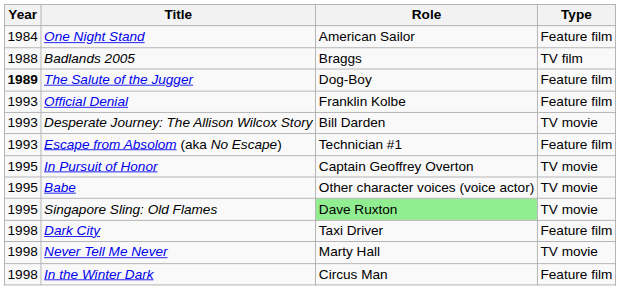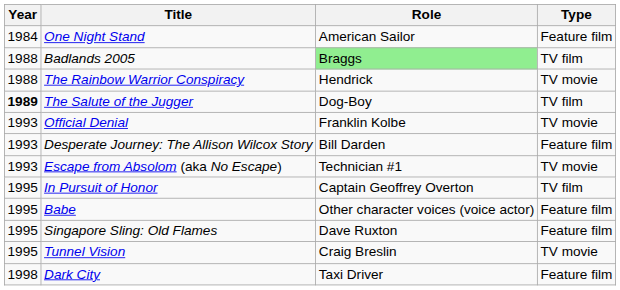(340, 58) no background -> (340, 58) lightgreen background
+ row: (144, 79)
(576, 79) Feature film -> (562, 101) TV film
(576, 101) Feature film -> (569, 123) TV movie
(569, 123) TV movie -> (576, 144) Feature film
(576, 144) Feature film -> (569, 166) TV movie
(569, 166) TV movie -> (562, 187) TV film
(569, 187) TV movie -> (576, 209) Feature film
(358, 209) lightgreen background -> (358, 230) no background
(569, 209) TV movie -> (576, 230) Feature film
+ row: (85, 252)
- row: (106, 252)
- row: (99, 274)
